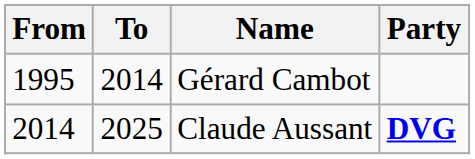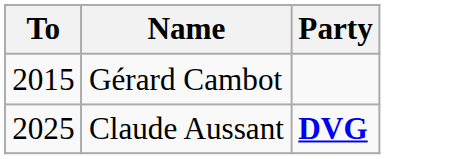- column: (49, 29)
(132, 78) 2014 -> (43, 78) 2015
